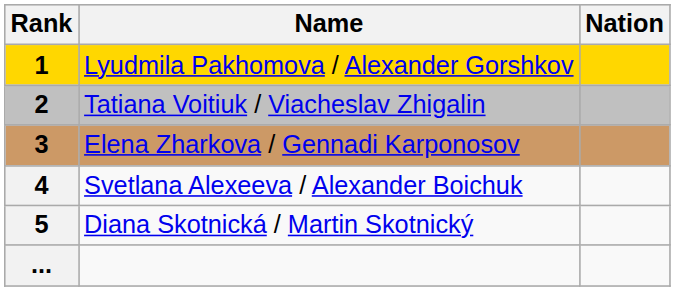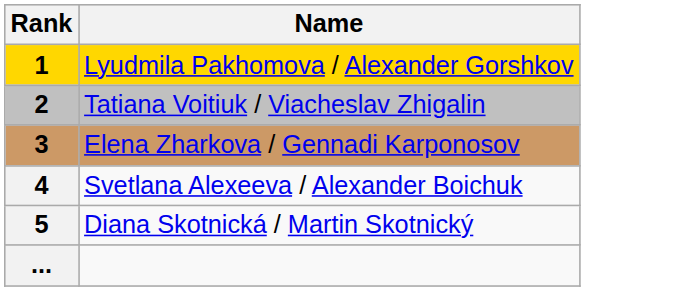- column: (625, 24)
